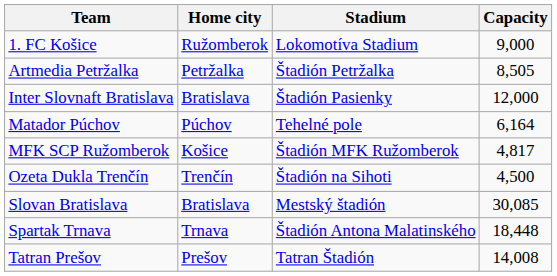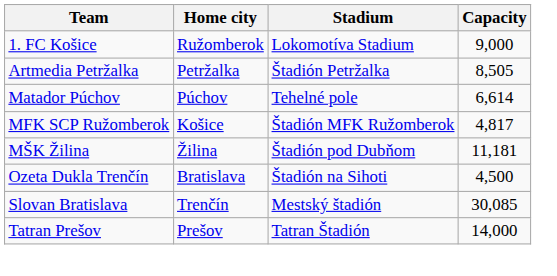- row: (91, 97)
(515, 124) 6,164 -> (494, 97) 6,614
+ row: (49, 151)
(207, 177) Trenčín -> (211, 177) Bratislava
(215, 204) Bratislava -> (203, 204) Trenčín
- row: (59, 230)
(515, 257) 14,008 -> (494, 230) 14,000
